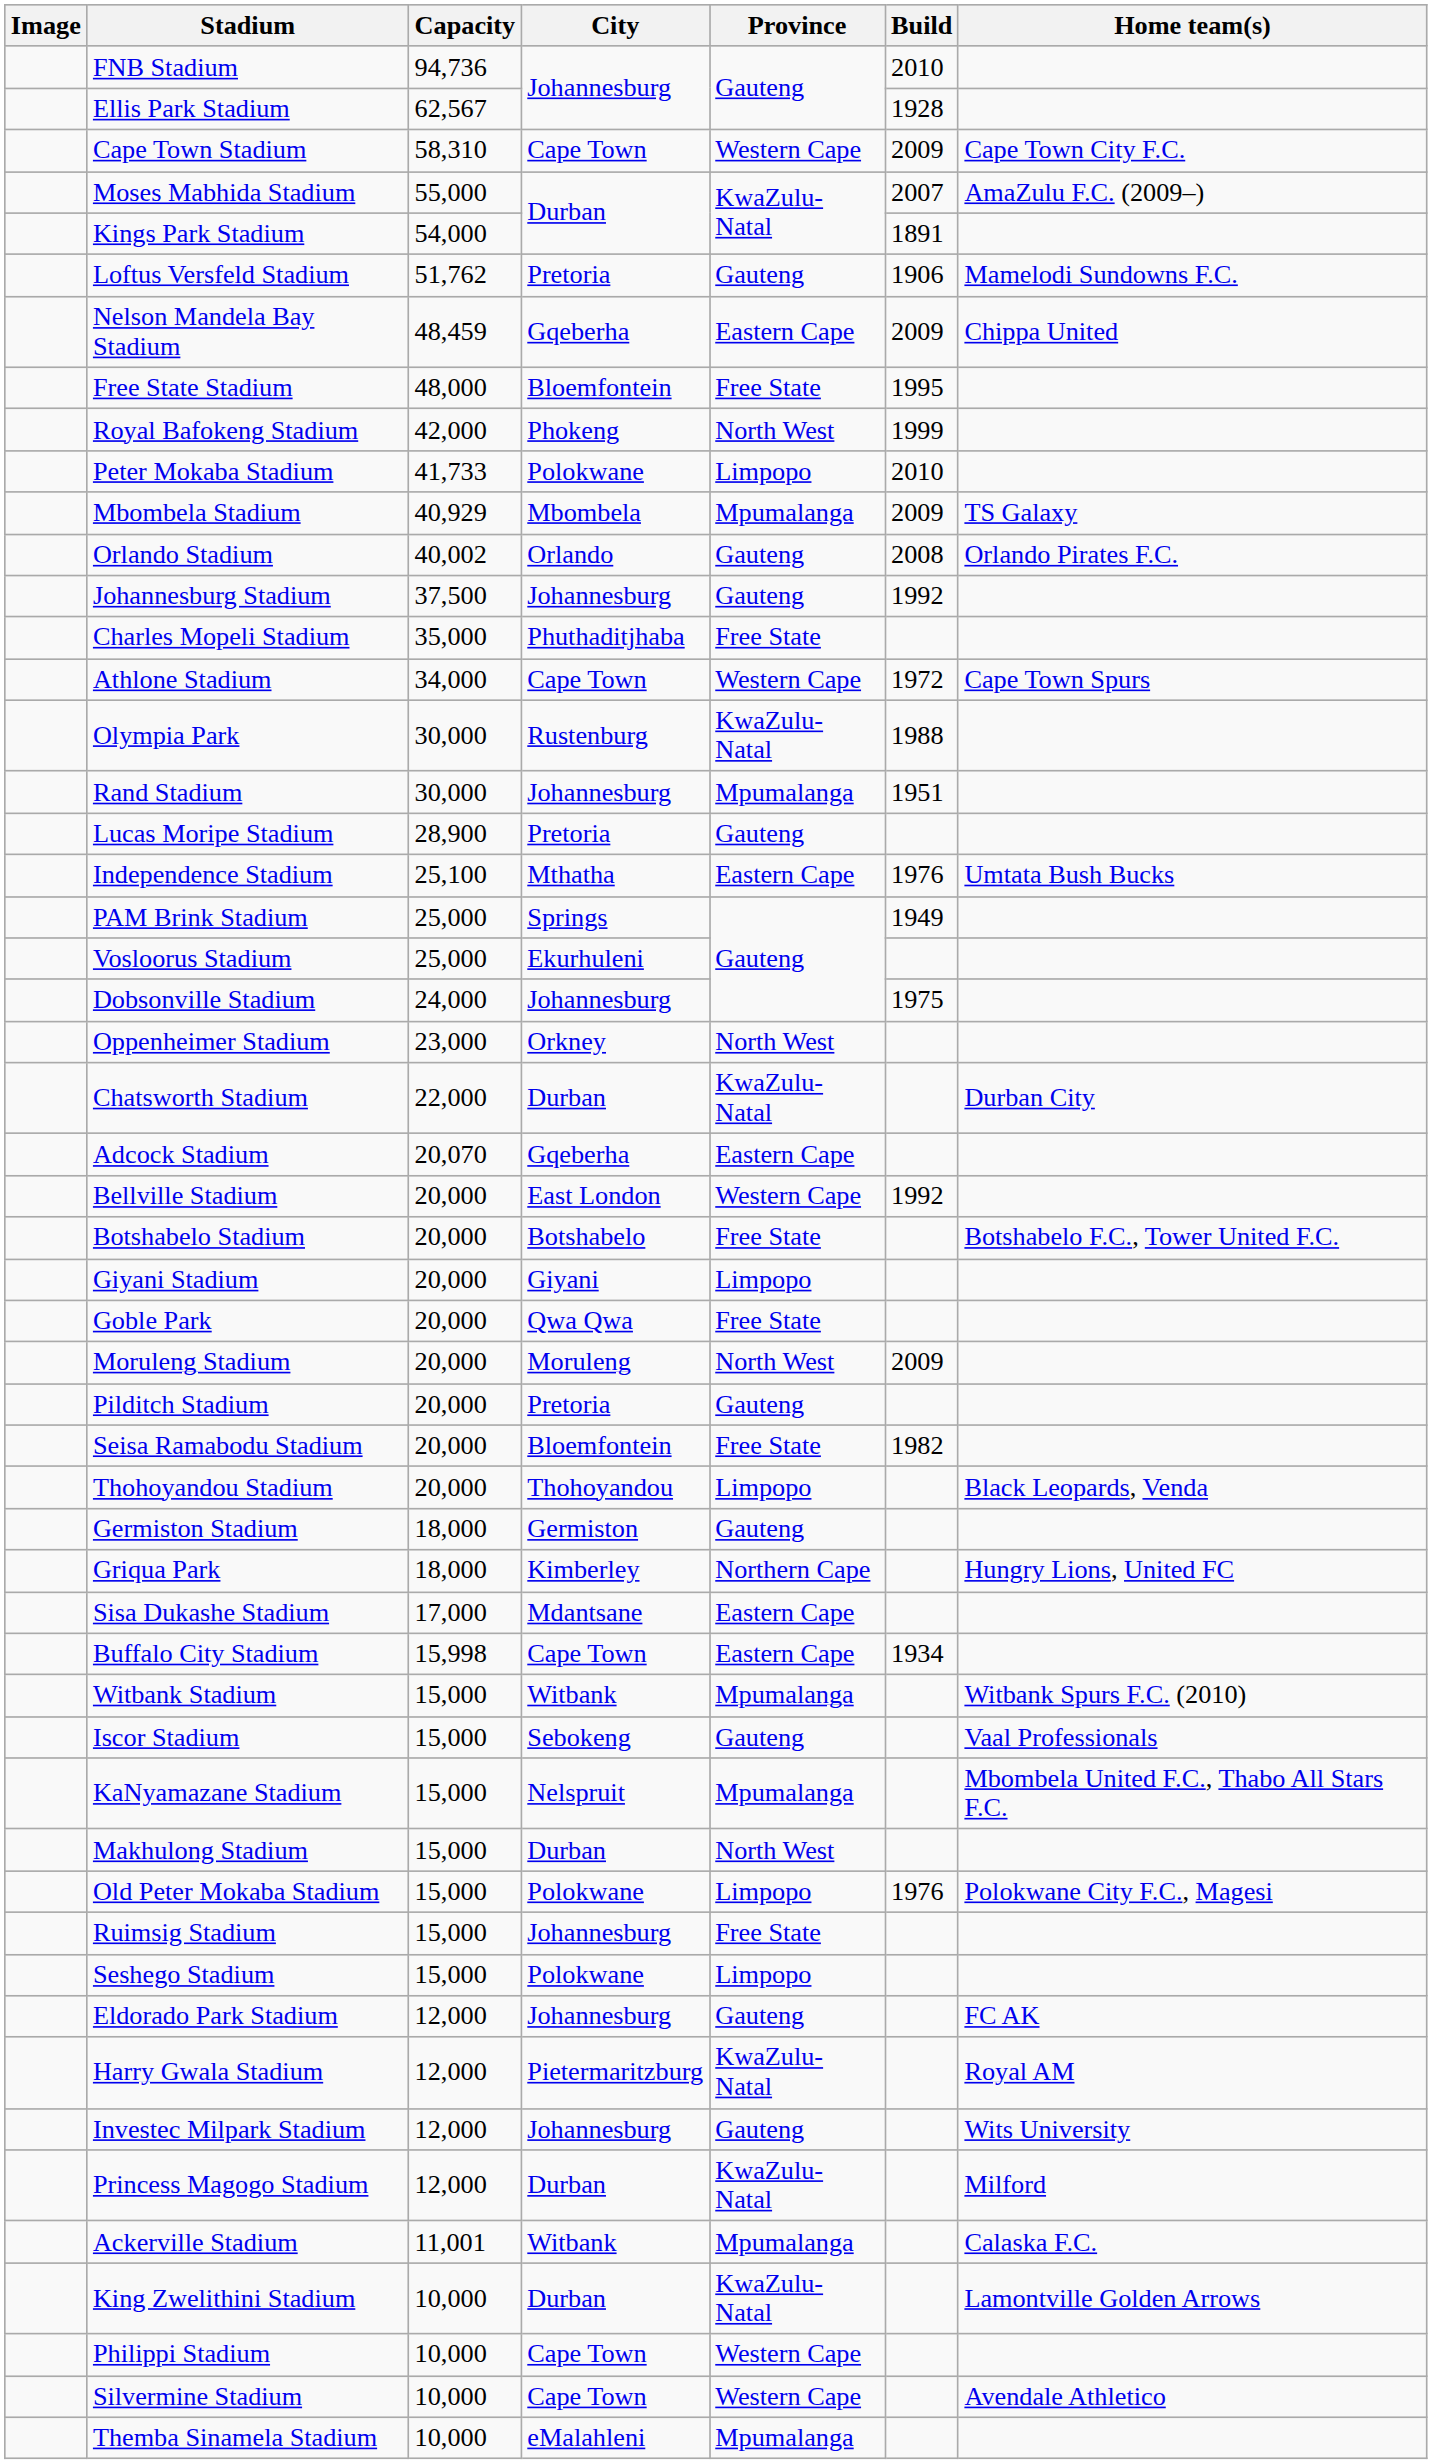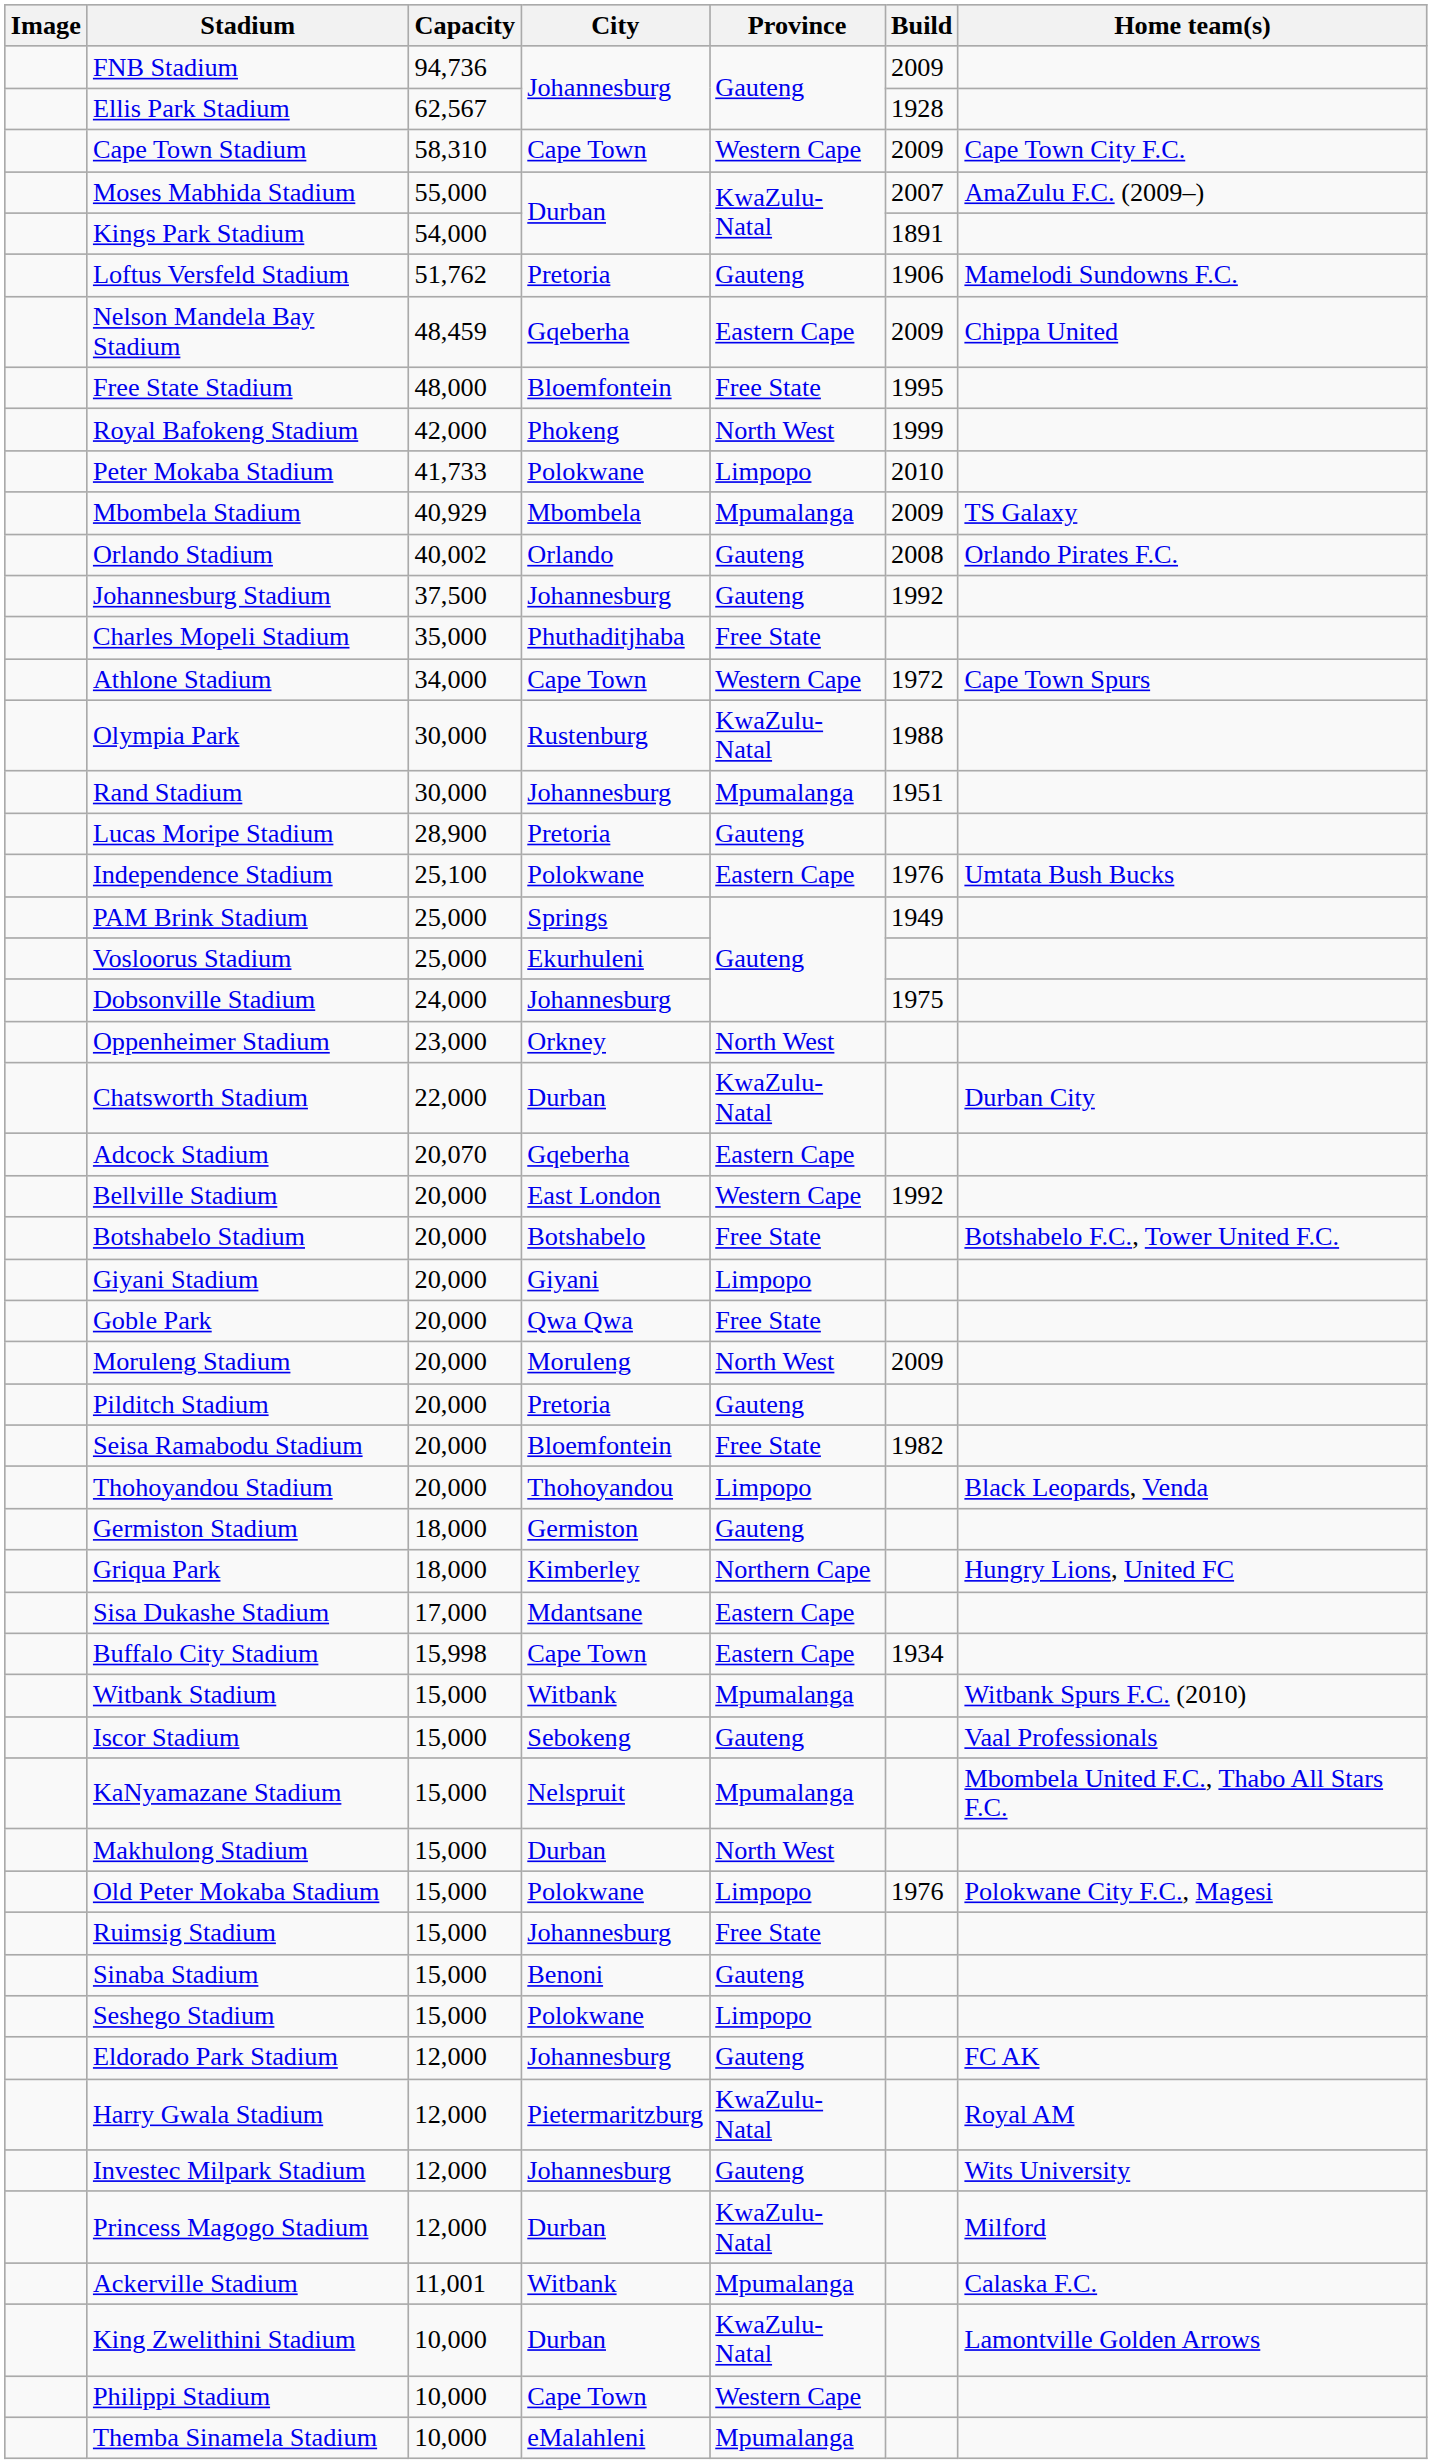(917, 66) 2010 -> (917, 66) 2009
(571, 875) Mthatha -> (586, 875) Polokwane
+ row: (176, 1974)
- row: (198, 2395)
